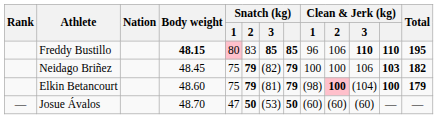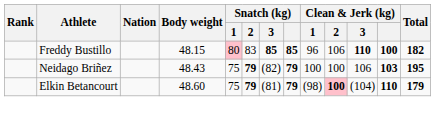(192, 50) bold -> (192, 50) normal
(391, 50) 110 -> (389, 50) 100
(417, 50) 195 -> (415, 50) 182
(192, 68) 48.45 -> (192, 68) 48.43
(417, 68) 182 -> (415, 68) 195
(391, 86) 100 -> (389, 86) 110
- row: (70, 104)
